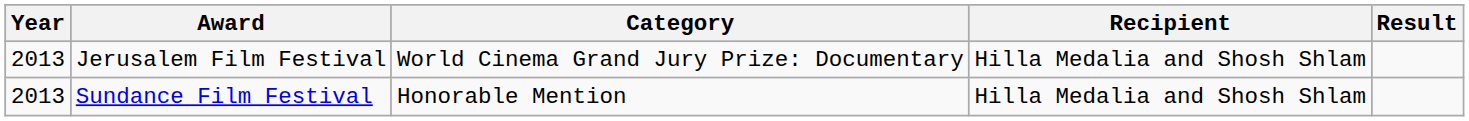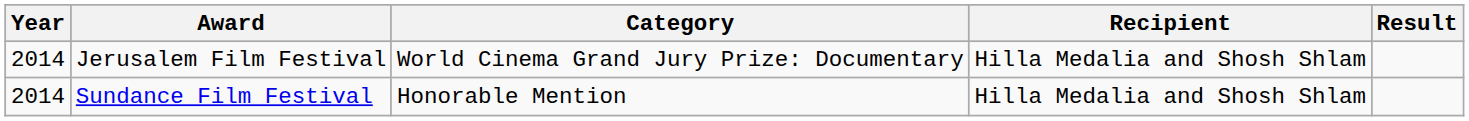(38, 60) 2013 -> (38, 60) 2014
(38, 97) 2013 -> (38, 97) 2014
